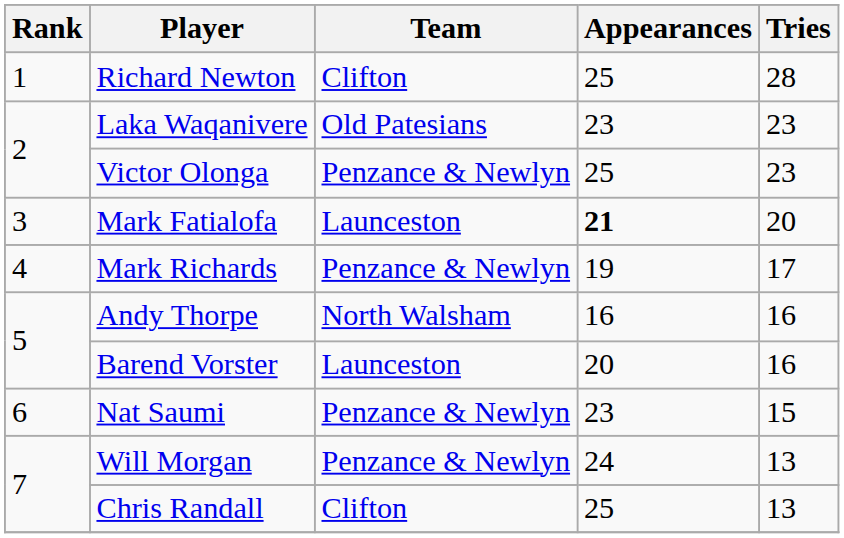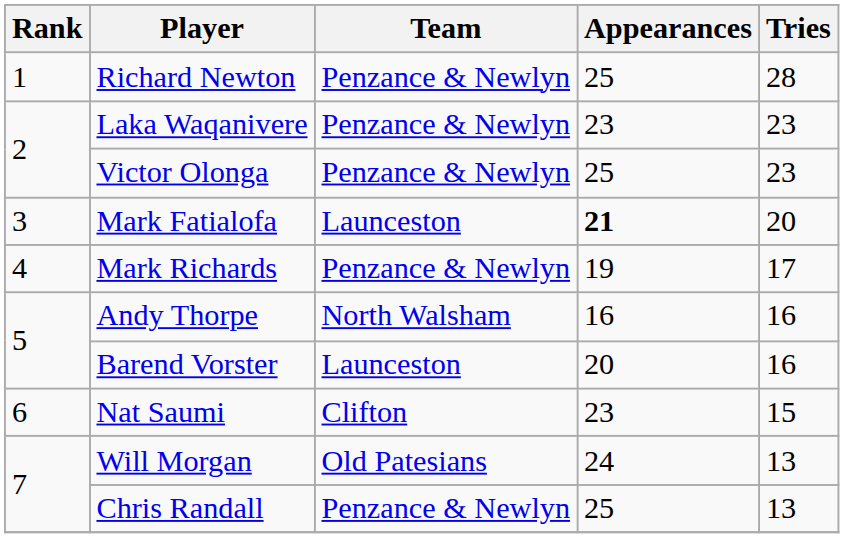(364, 76) Clifton -> (446, 76) Penzance & Newlyn
(404, 124) Old Patesians -> (446, 124) Penzance & Newlyn
(446, 412) Penzance & Newlyn -> (364, 412) Clifton
(446, 460) Penzance & Newlyn -> (404, 460) Old Patesians
(364, 508) Clifton -> (446, 508) Penzance & Newlyn
